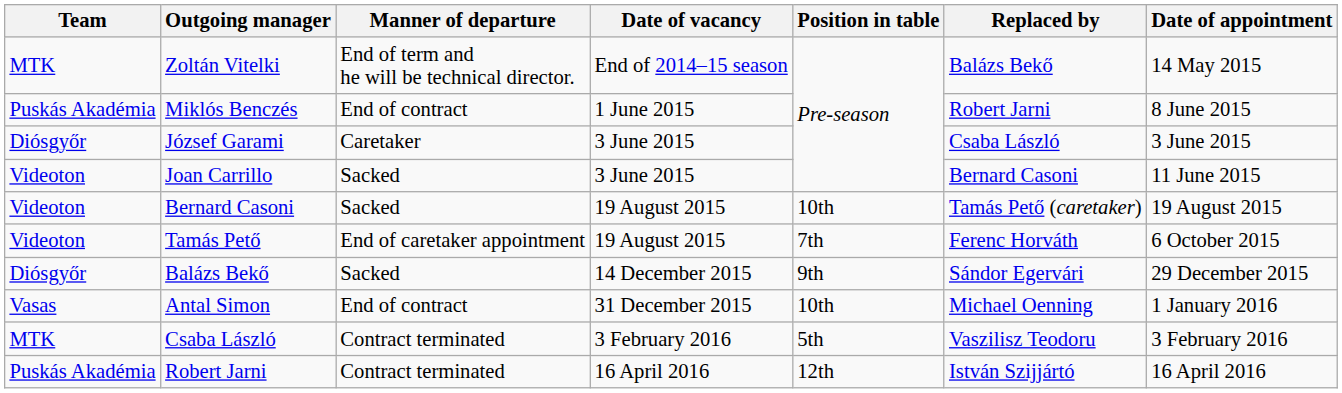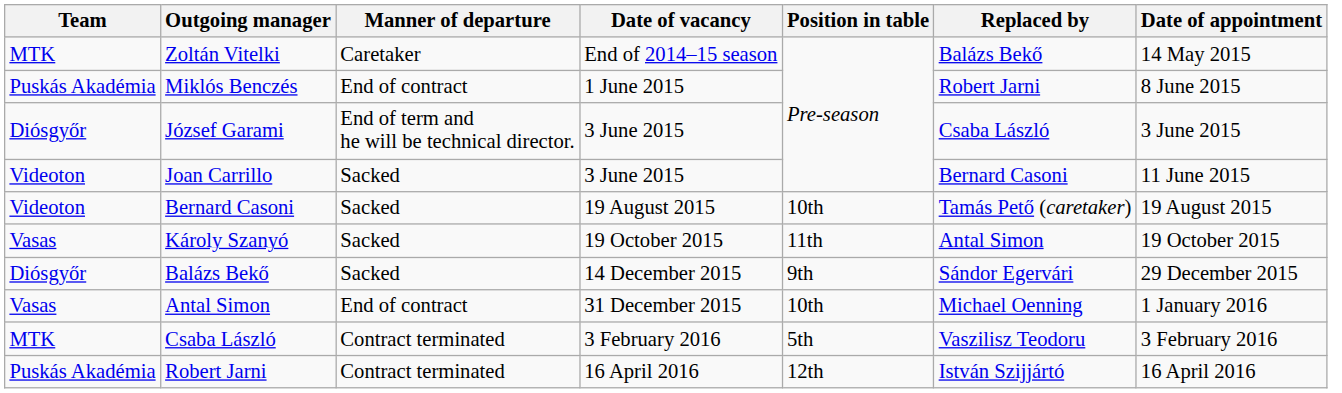(458, 65) End of term and he will be technical director. -> (380, 53) Caretaker
(380, 142) Caretaker -> (458, 130) End of term and he will be technical director.
- row: (213, 240)
+ row: (227, 240)
